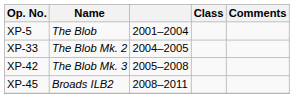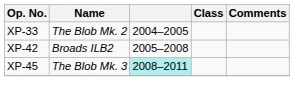- row: (19, 31)
(90, 66) The Blob Mk. 3 -> (83, 48) Broads ILB2
(83, 84) Broads ILB2 -> (90, 66) The Blob Mk. 3
(160, 84) no background -> (160, 66) paleturquoise background
